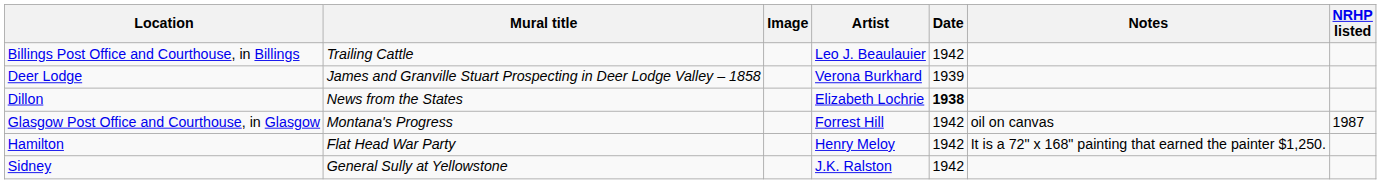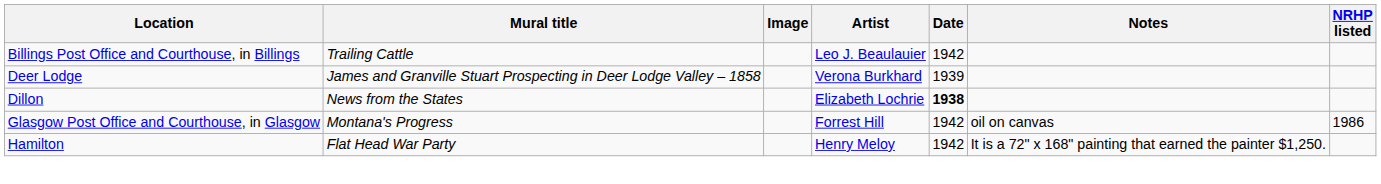(1348, 122) 1987 -> (1348, 122) 1986
- row: (29, 167)
